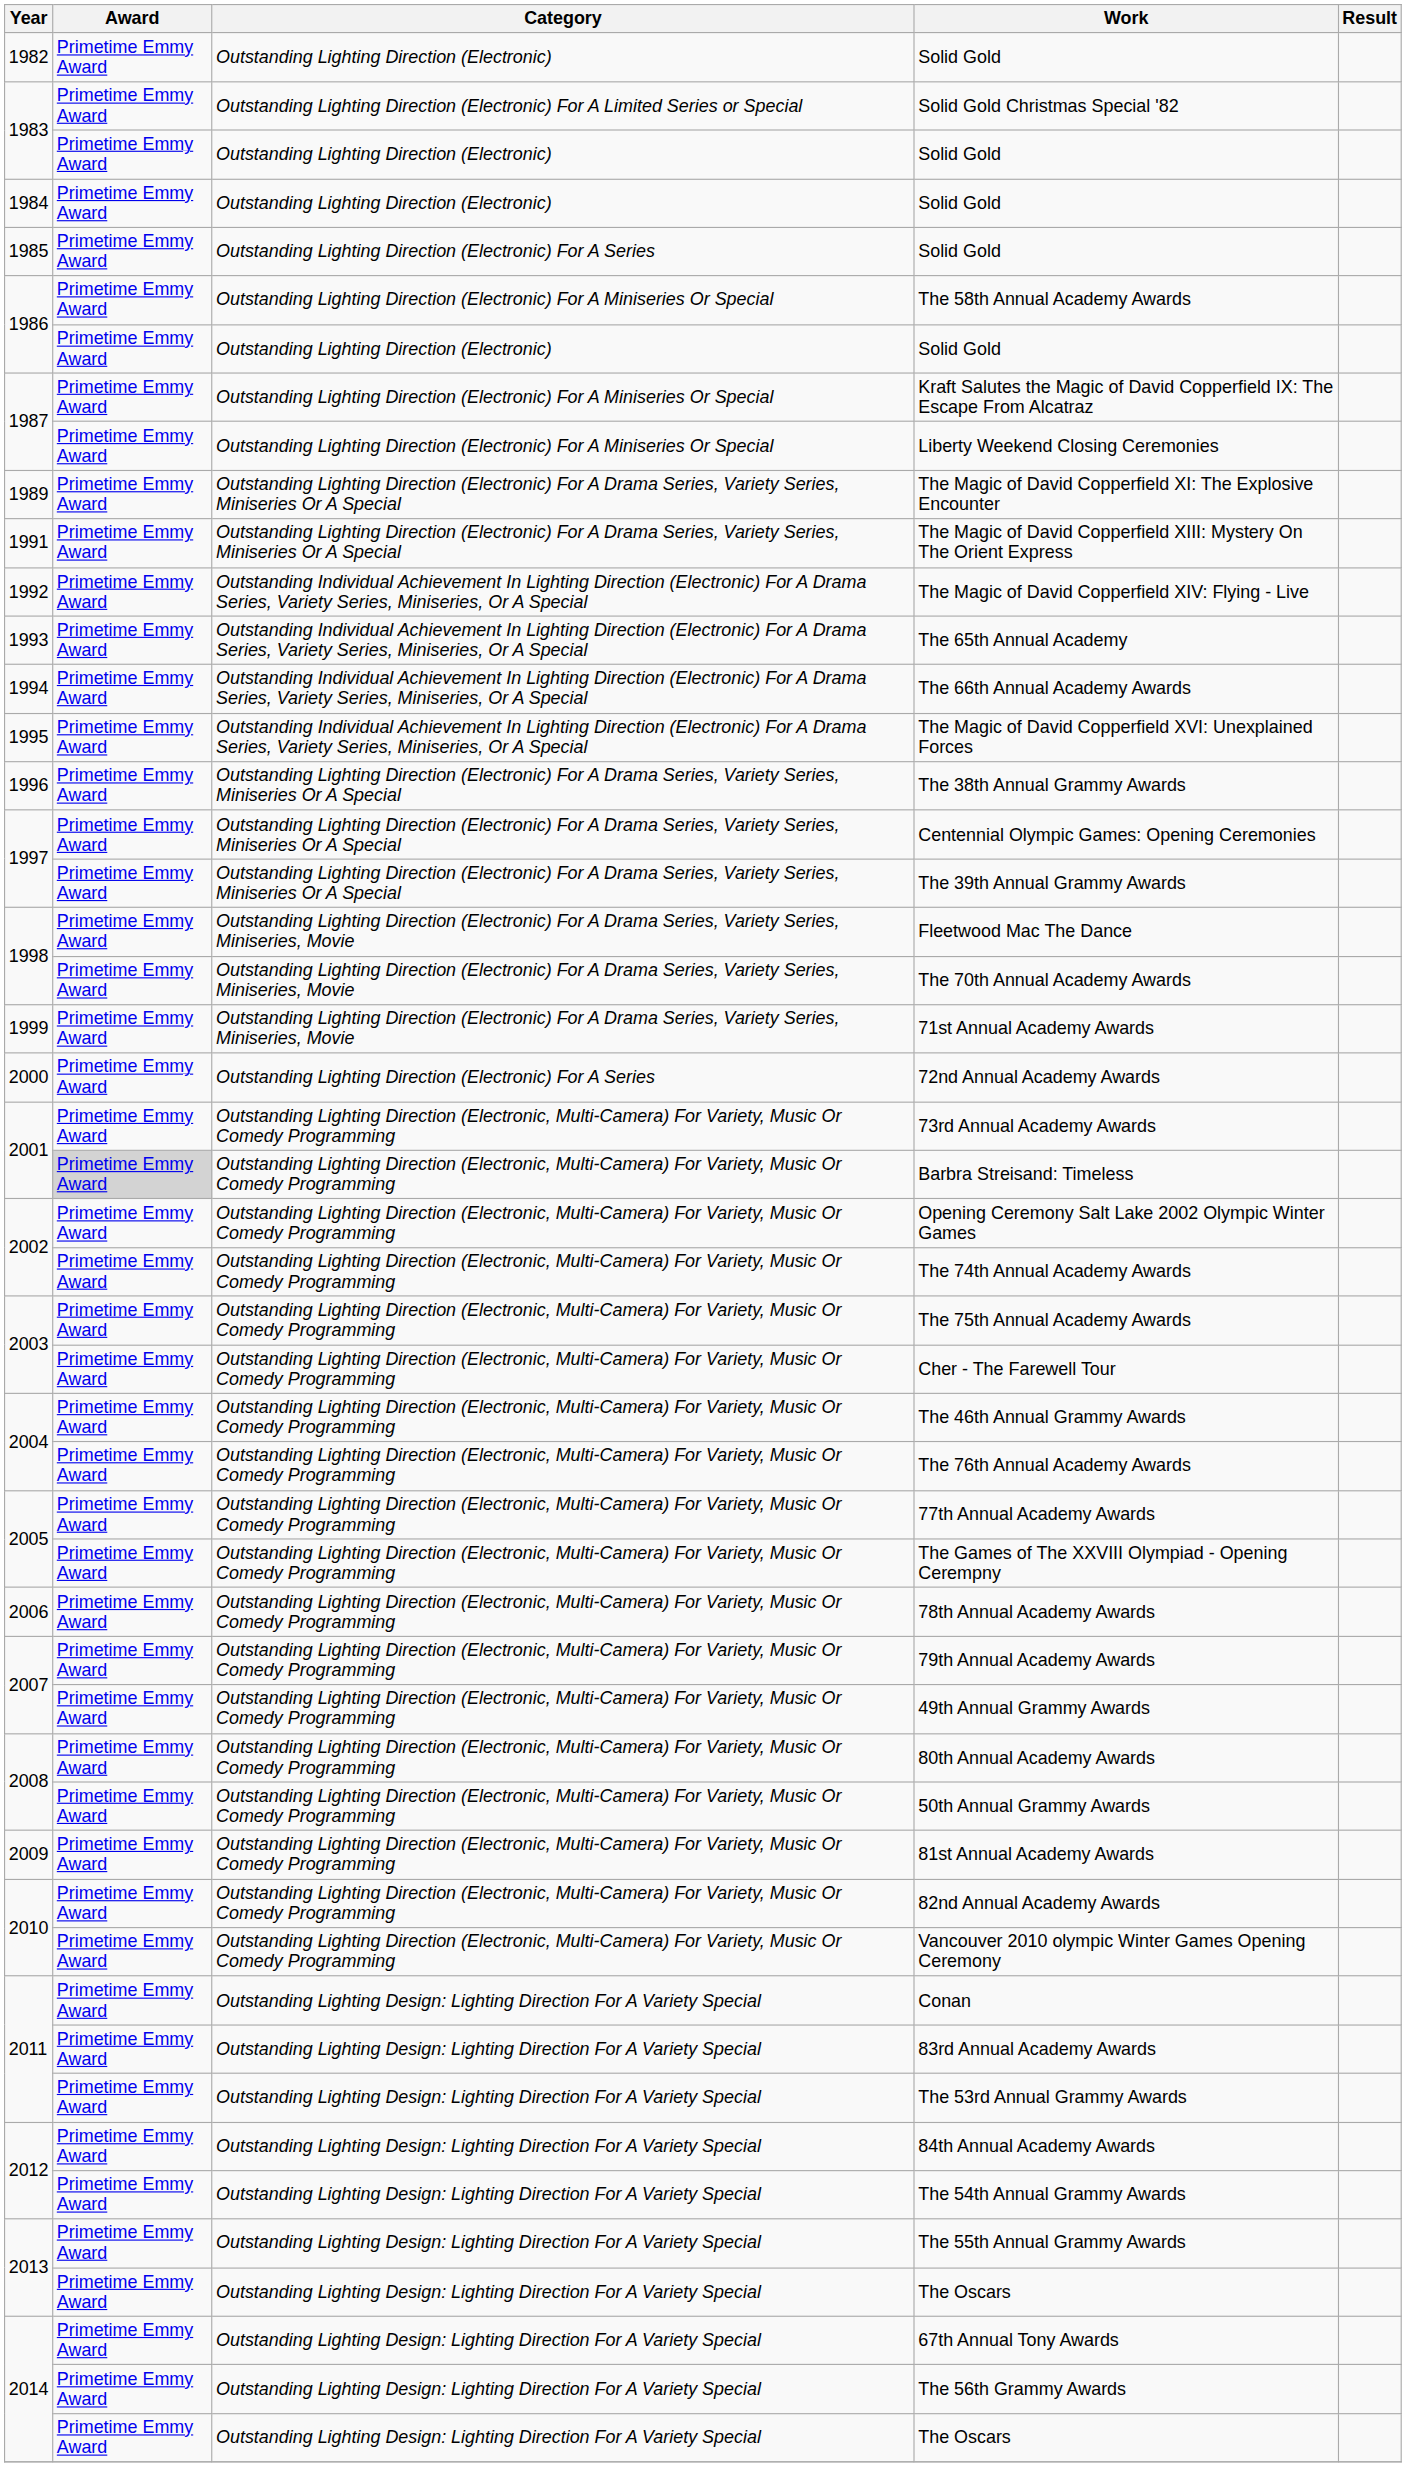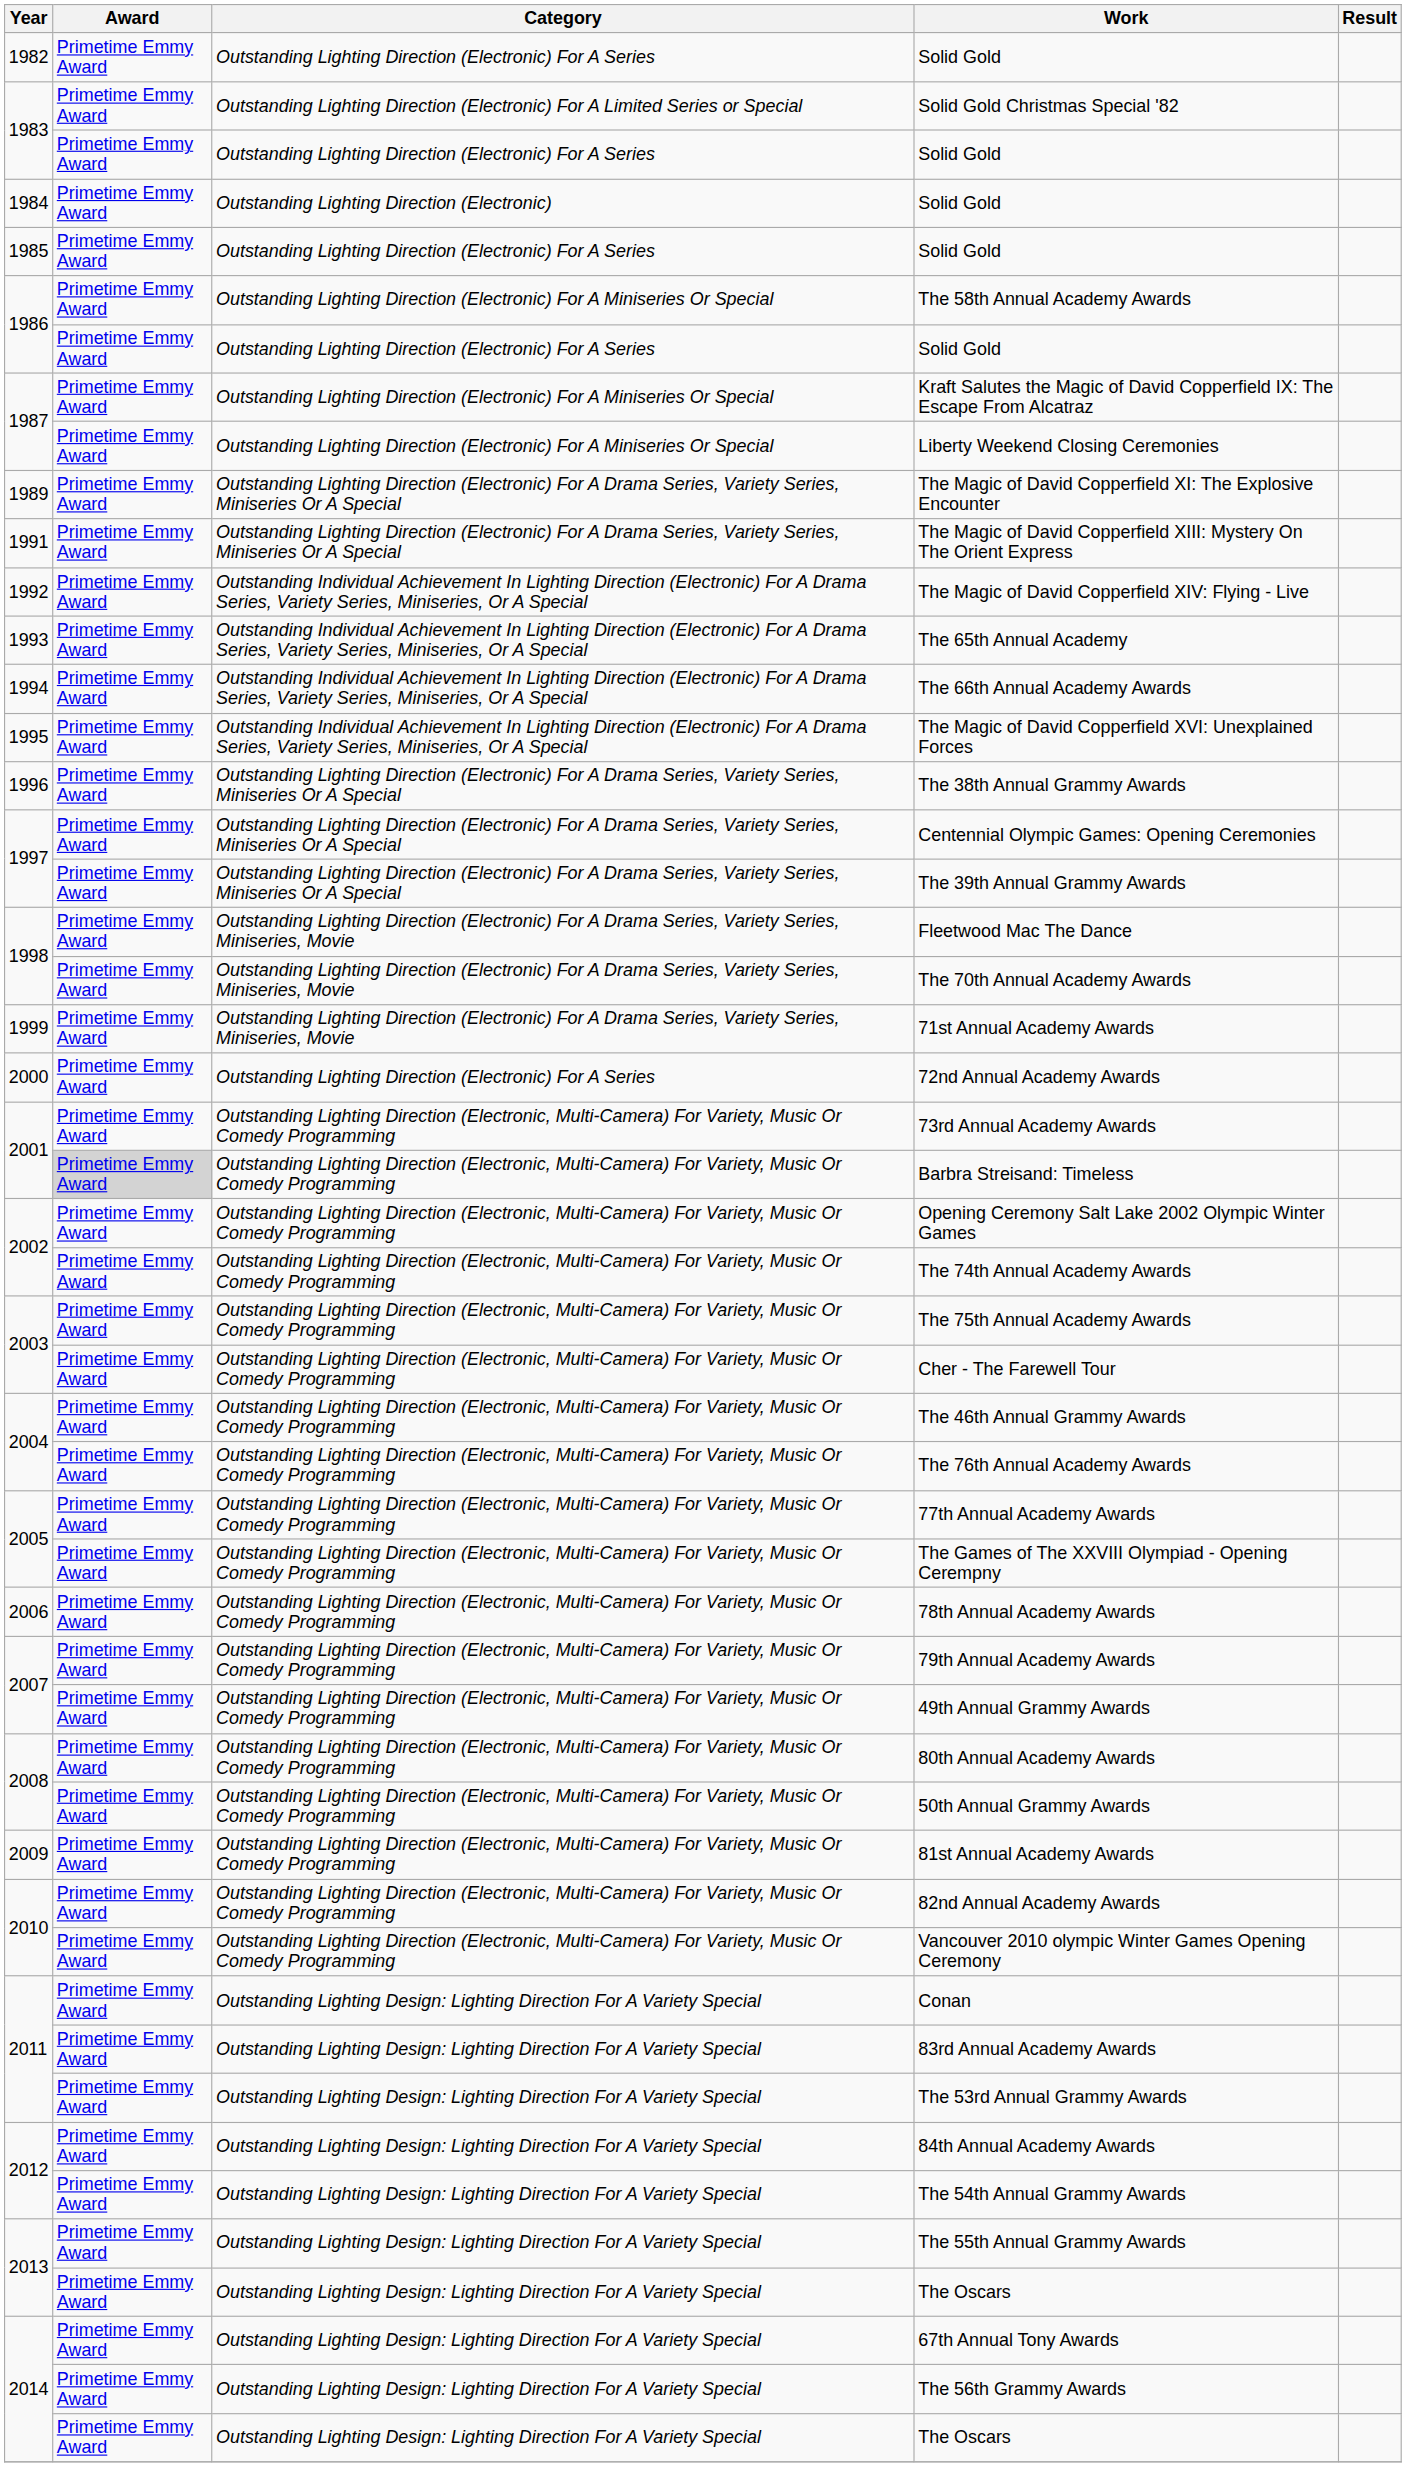(384, 57) Outstanding Lighting Direction (Electronic) -> (435, 57) Outstanding Lighting Direction (Electronic) For A Series
(384, 154) Outstanding Lighting Direction (Electronic) -> (435, 154) Outstanding Lighting Direction (Electronic) For A Series
(384, 348) Outstanding Lighting Direction (Electronic) -> (435, 348) Outstanding Lighting Direction (Electronic) For A Series
